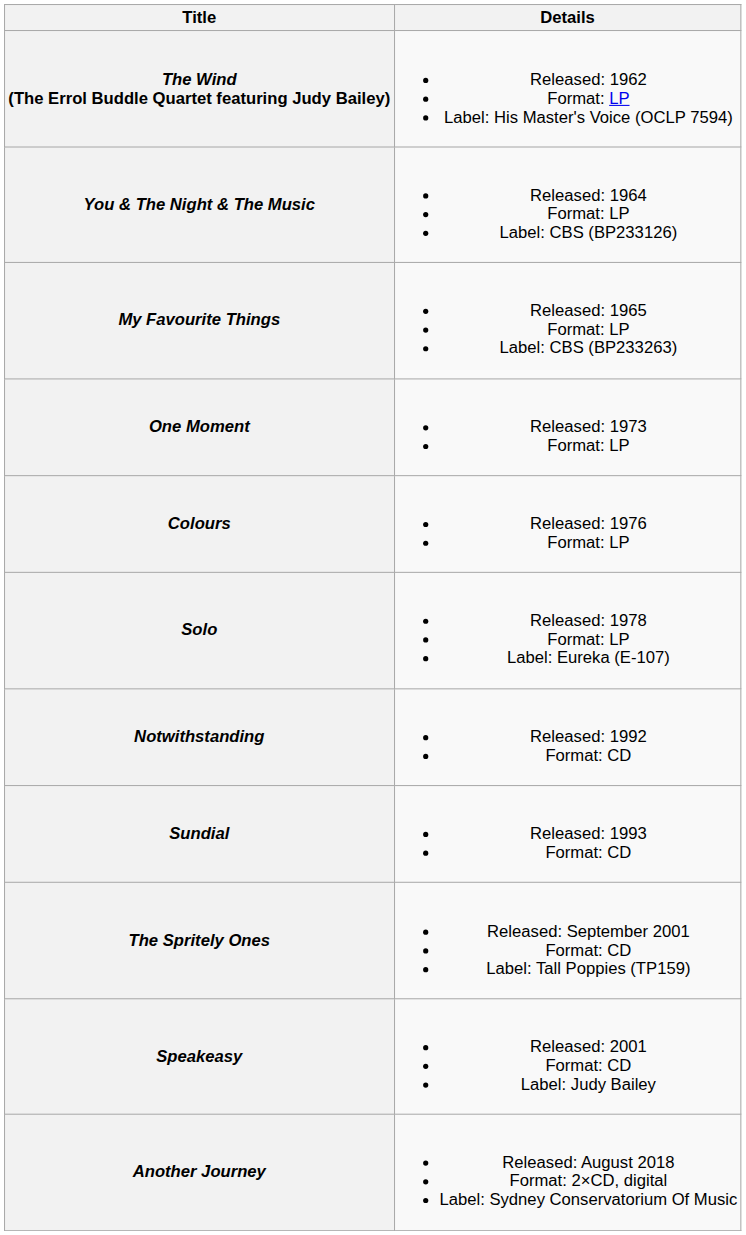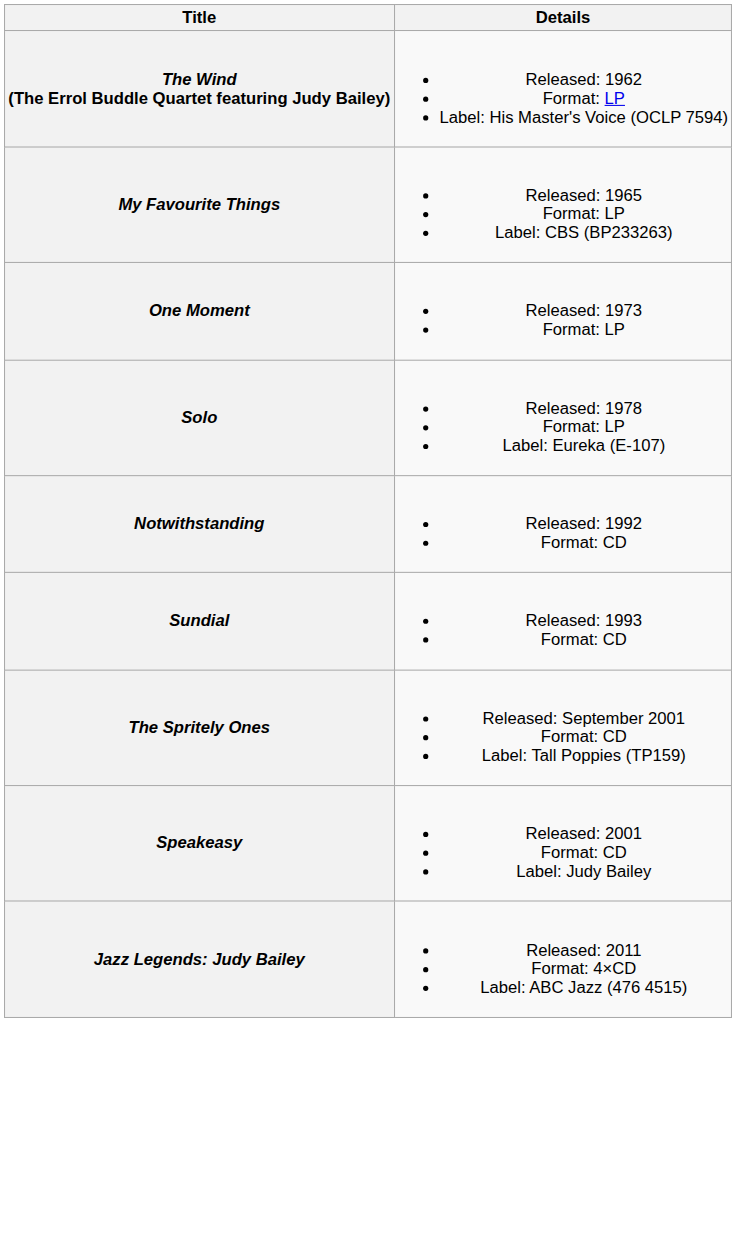- row: (199, 204)
- row: (199, 524)
+ row: (199, 959)
- row: (199, 1172)
